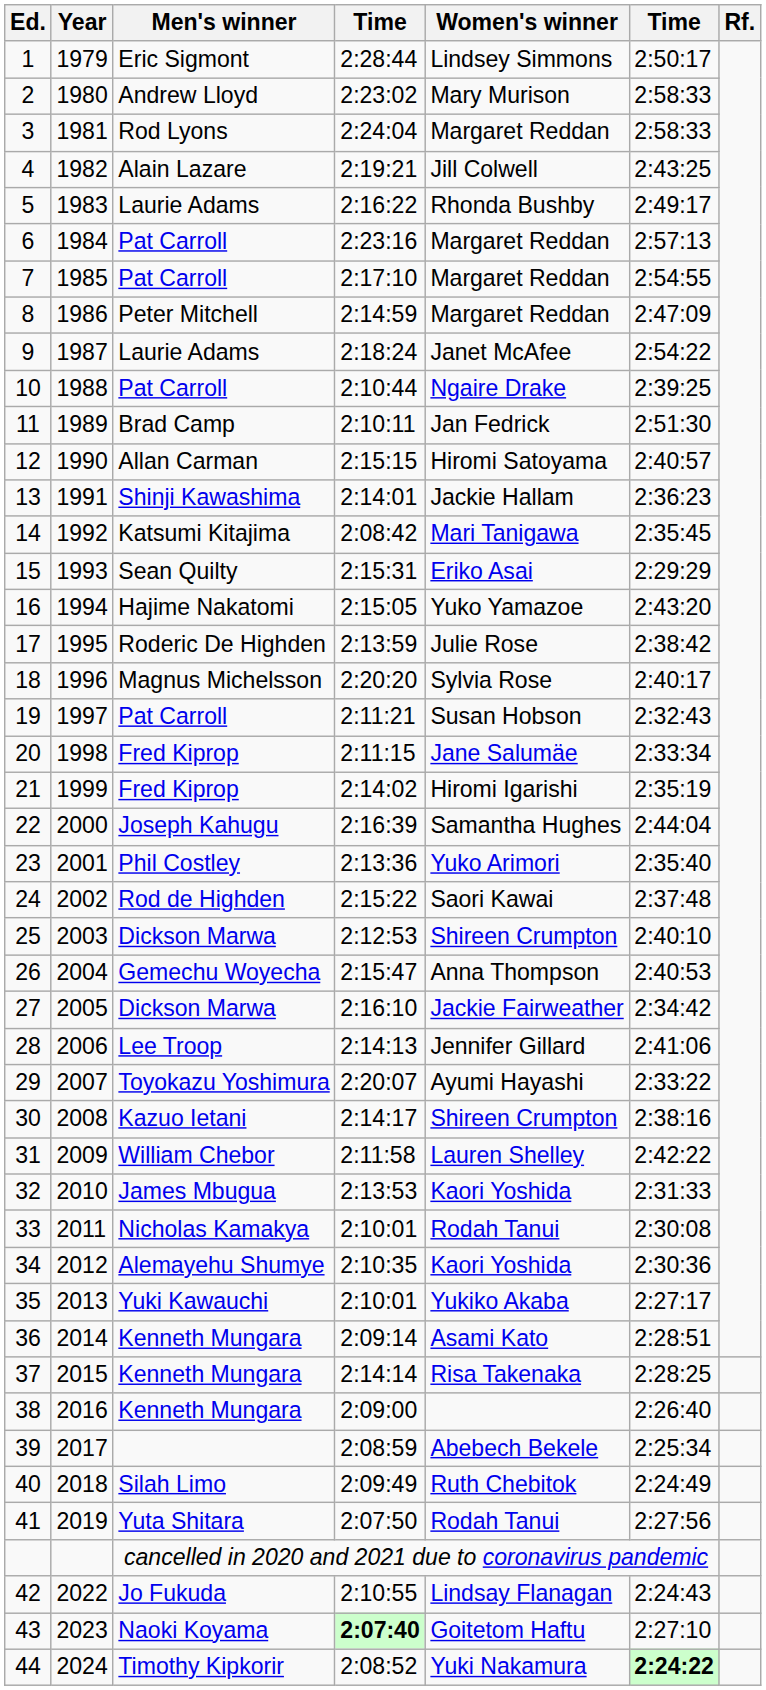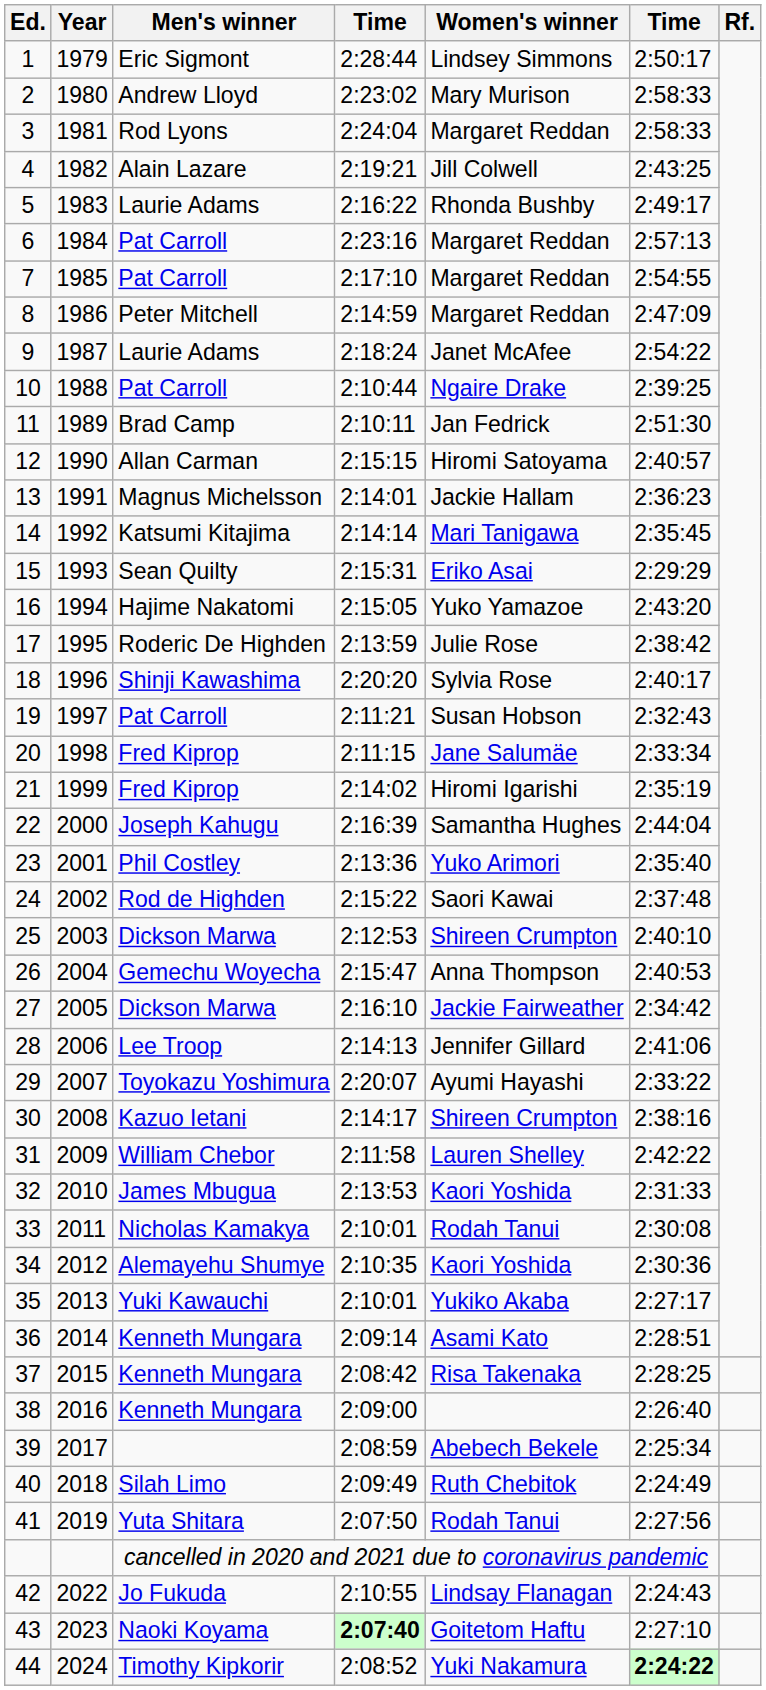(209, 497) Shinji Kawashima -> (220, 497) Magnus Michelsson
(379, 534) 2:08:42 -> (379, 534) 2:14:14
(220, 680) Magnus Michelsson -> (209, 680) Shinji Kawashima
(379, 1374) 2:14:14 -> (379, 1374) 2:08:42
